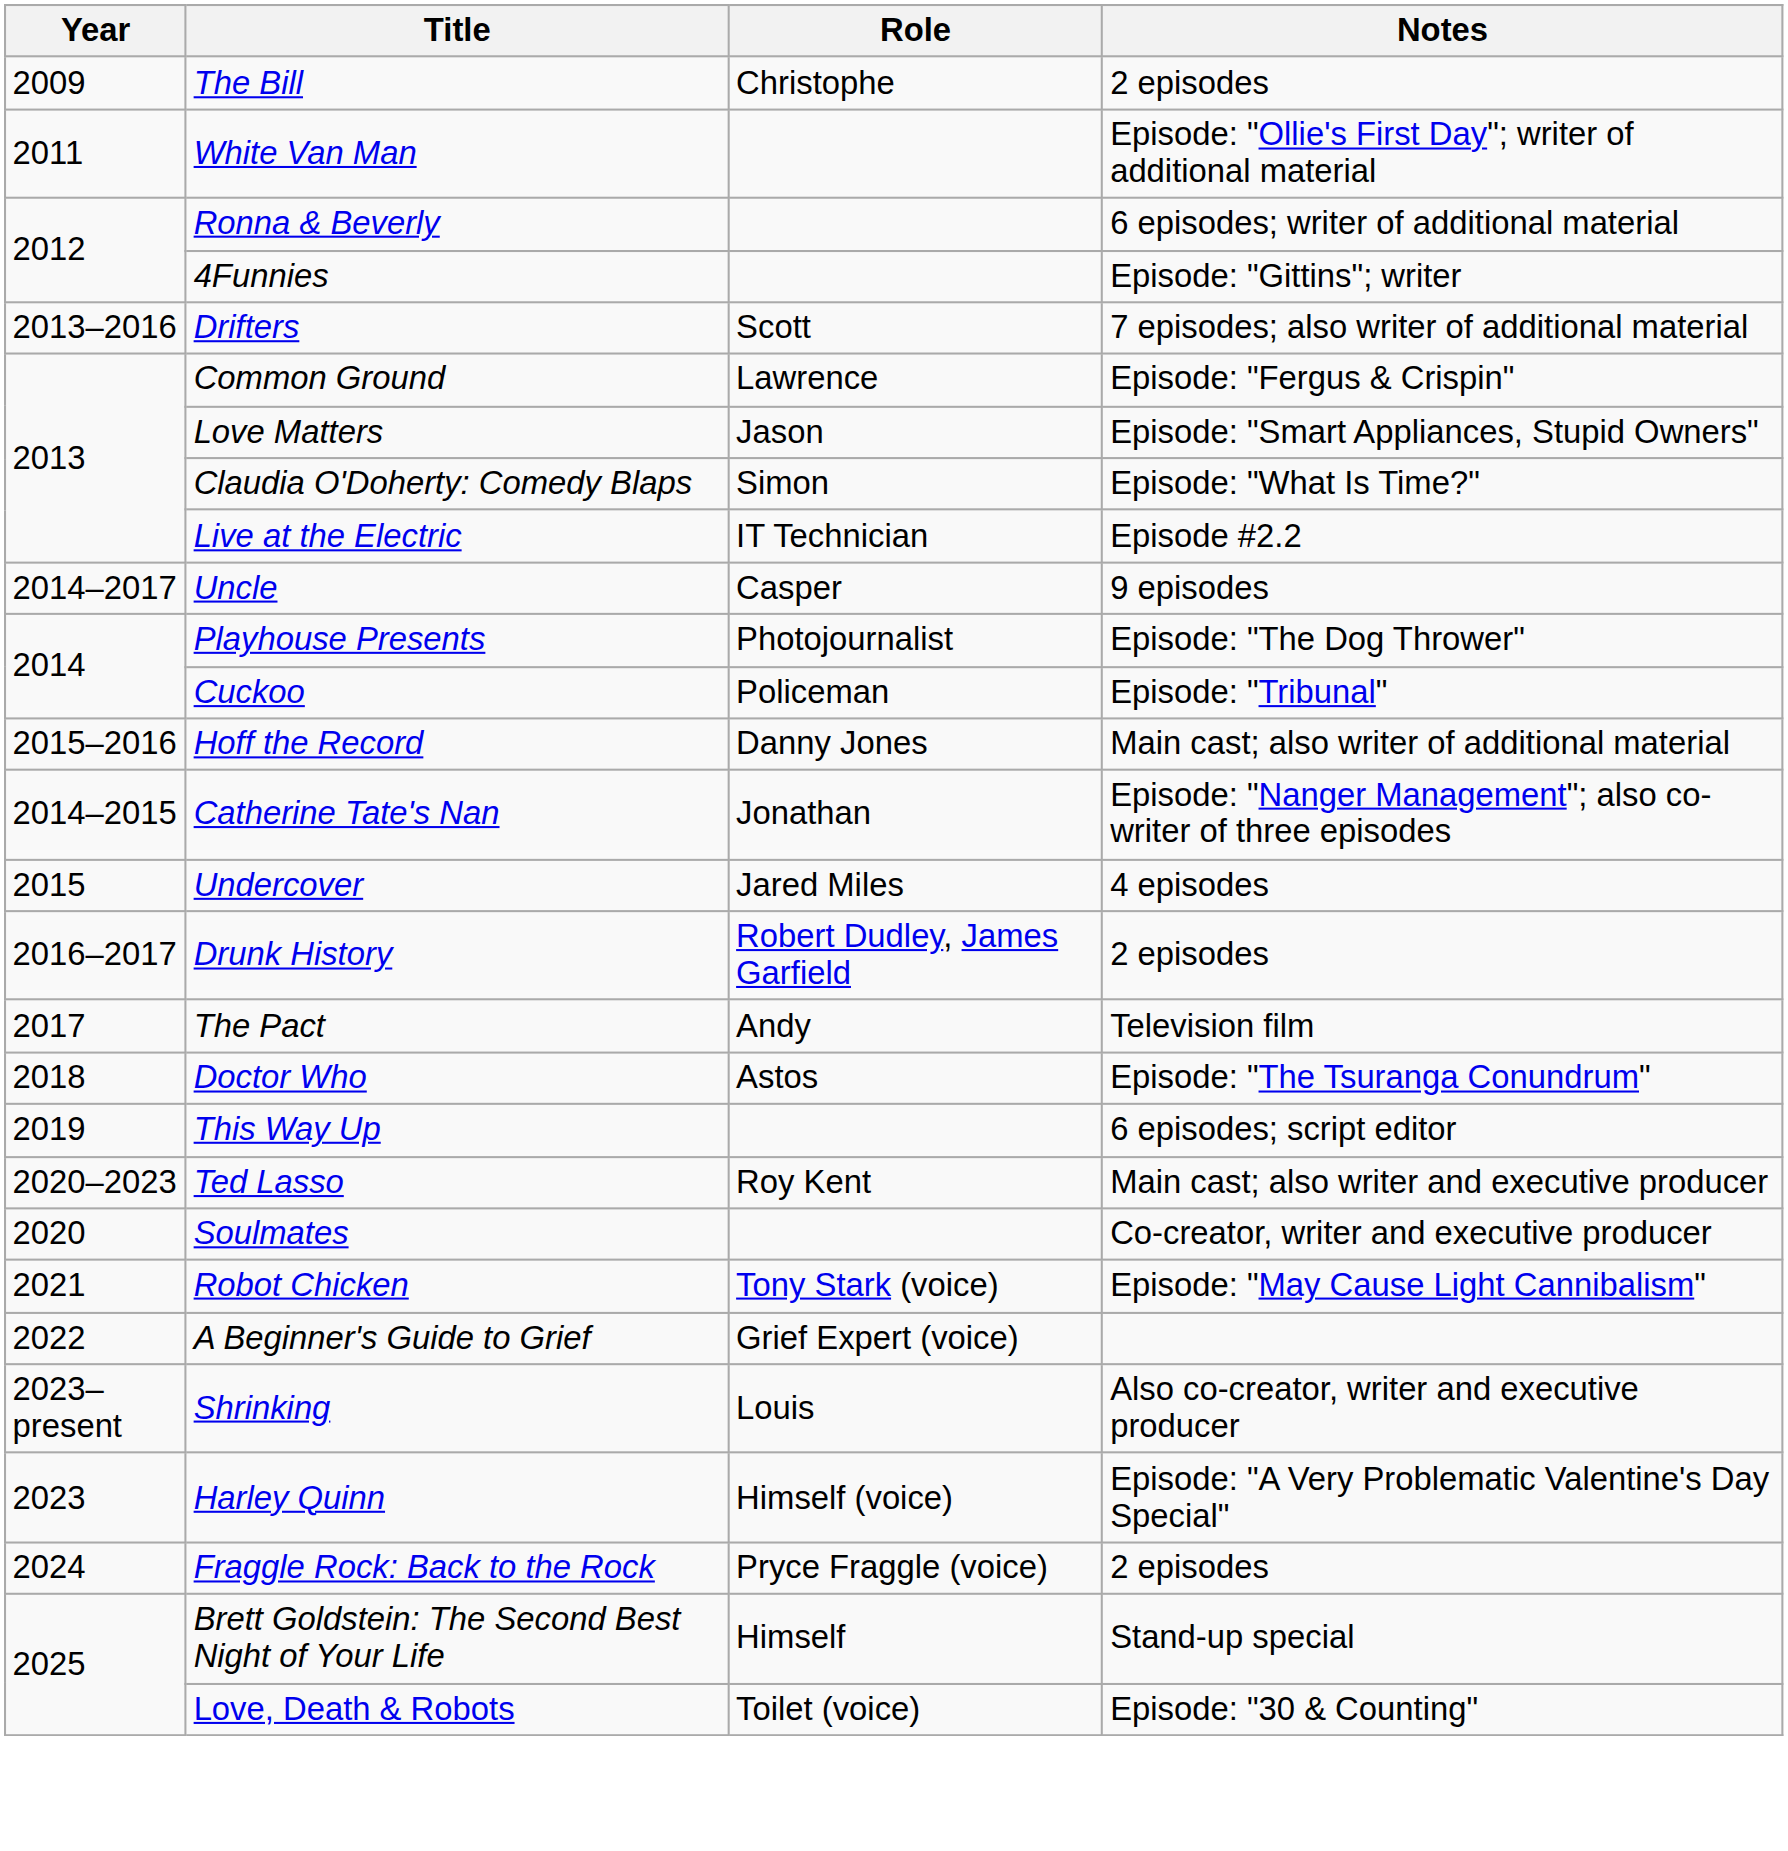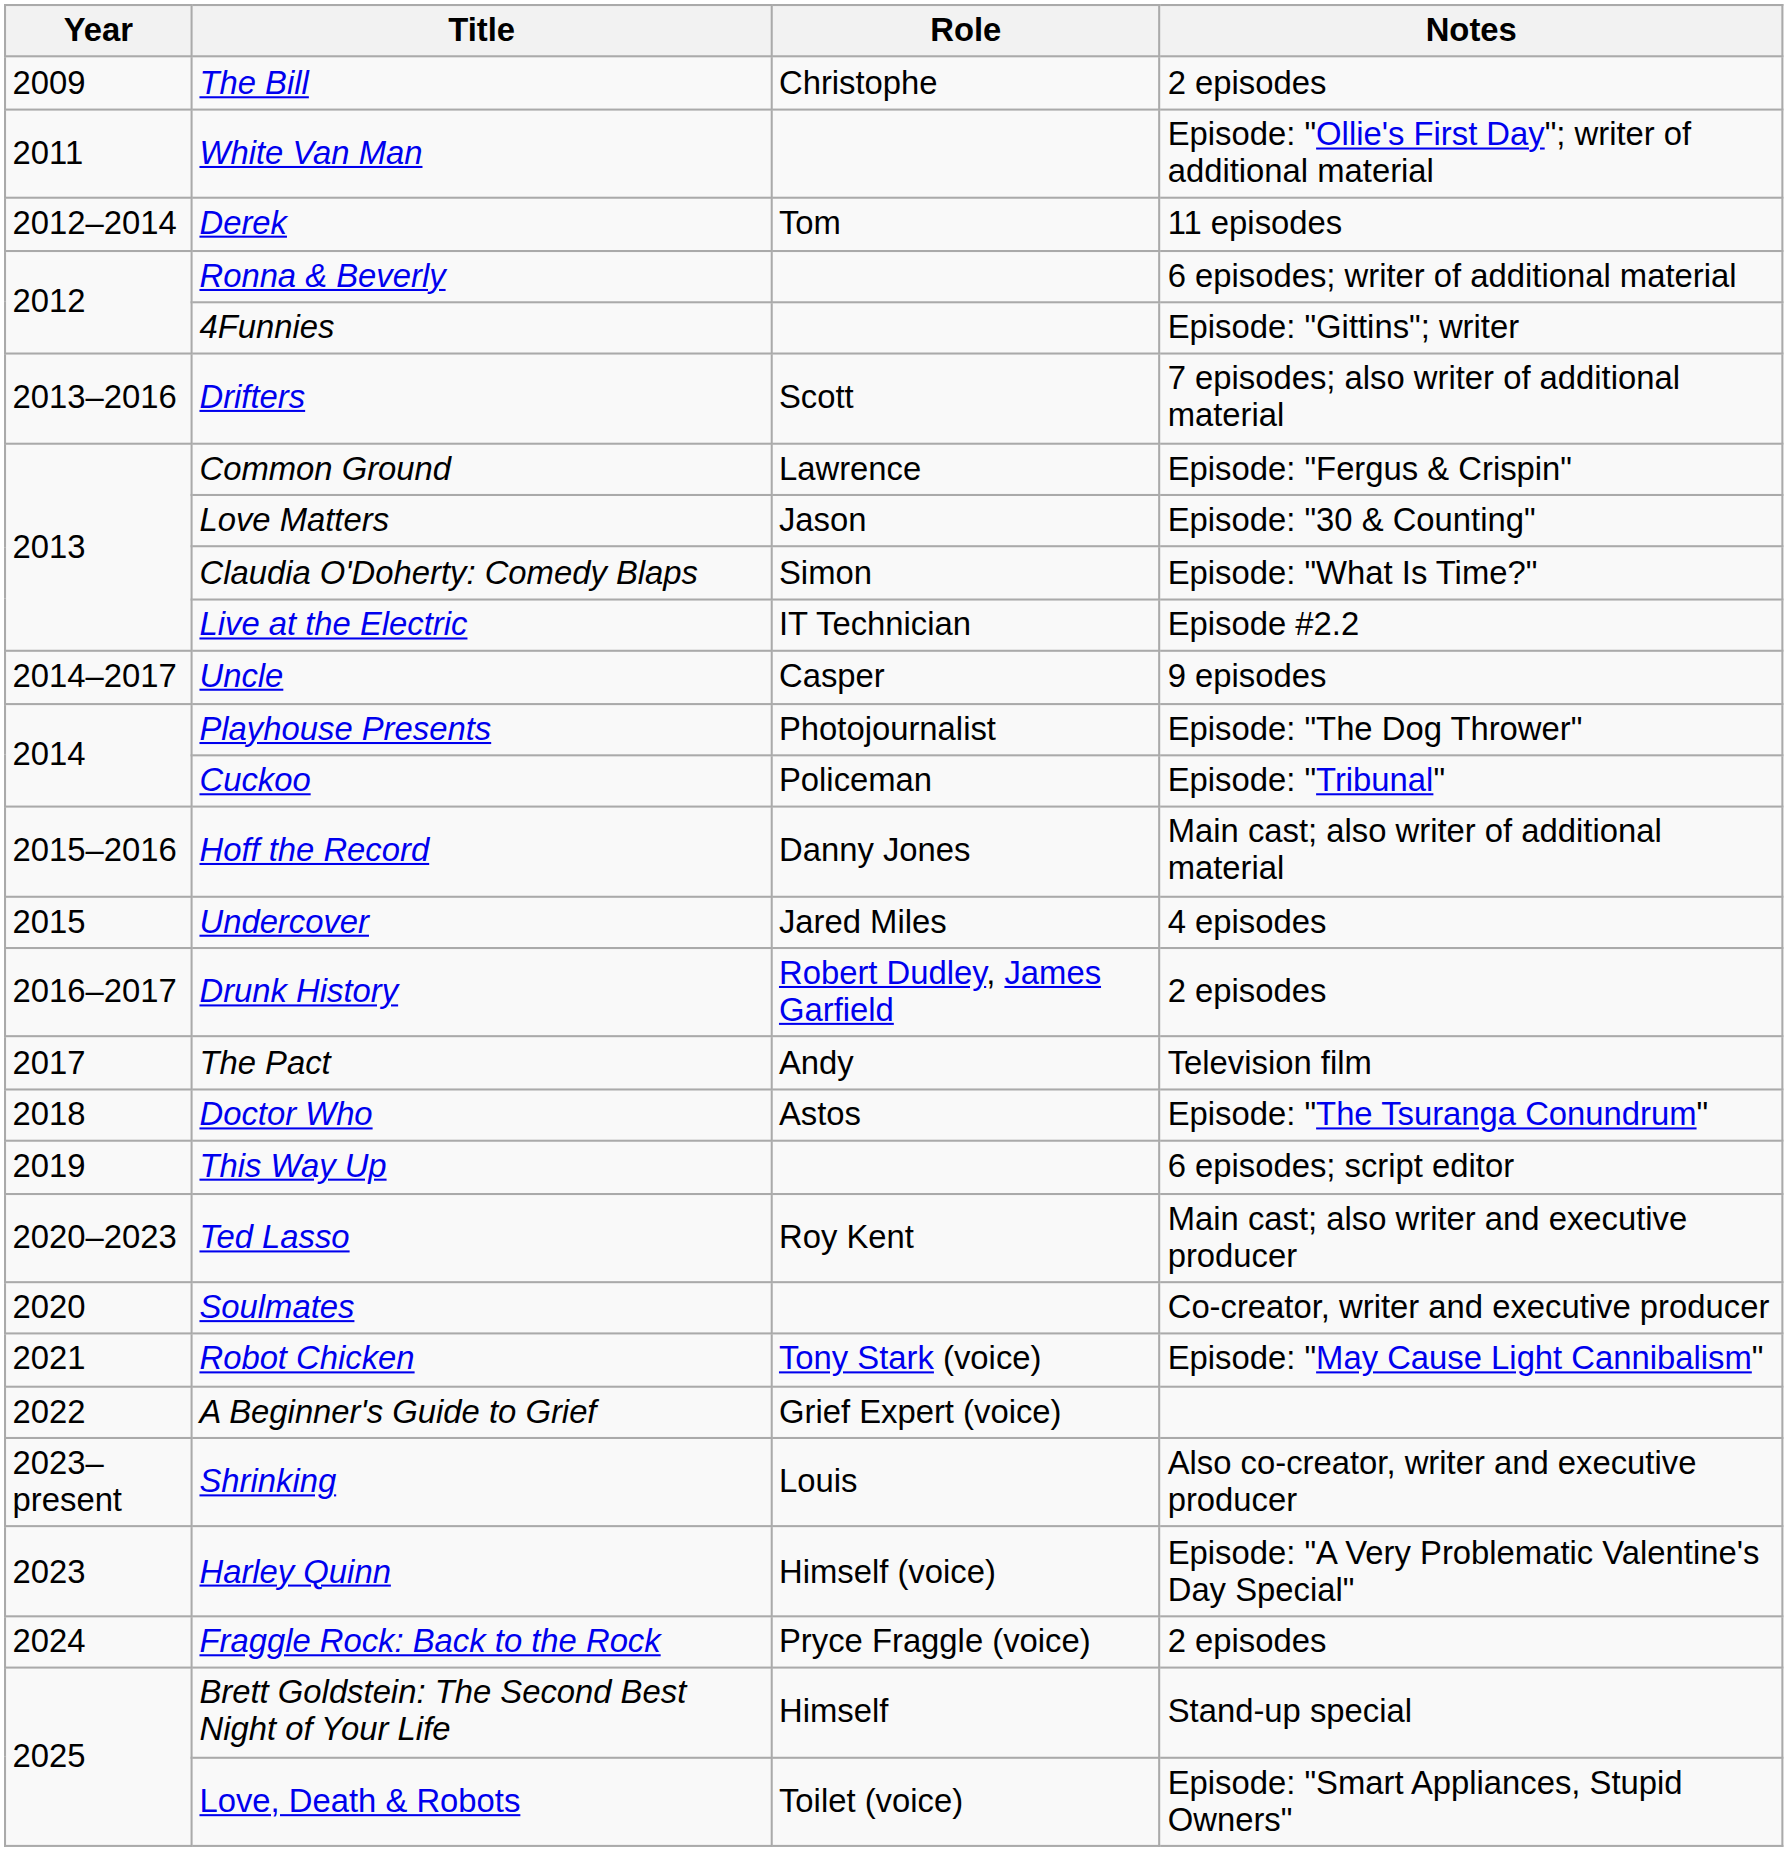+ row: (243, 223)
(1434, 431) Episode: "Smart Appliances, Stupid Owners" -> (1352, 520) Episode: "30 & Counting"
- row: (347, 814)
(1294, 1708) Episode: "30 & Counting" -> (1425, 1800) Episode: "Smart Appliances, Stupid Owners"
